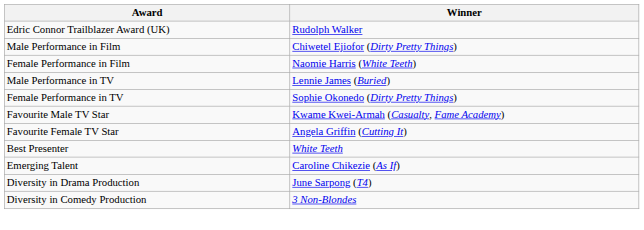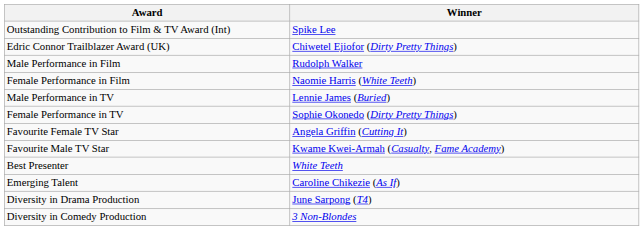+ row: (119, 30)
(327, 30) Rudolph Walker -> (375, 47) Chiwetel Ejiofor (Dirty Pretty Things)
(375, 47) Chiwetel Ejiofor (Dirty Pretty Things) -> (327, 64) Rudolph Walker
rows swapped: (63, 132) <-> (58, 115)
